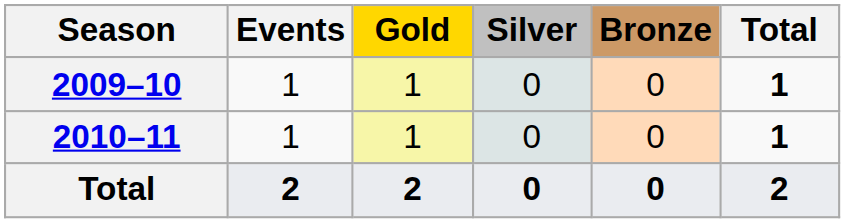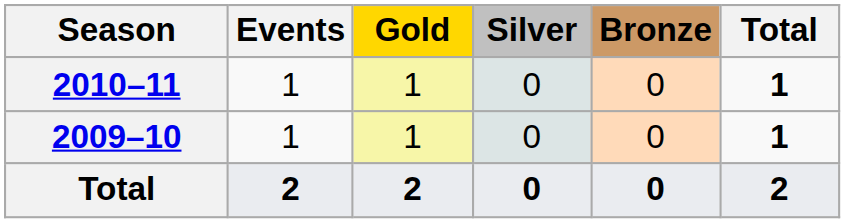rows swapped: (117, 83) <-> (117, 136)
